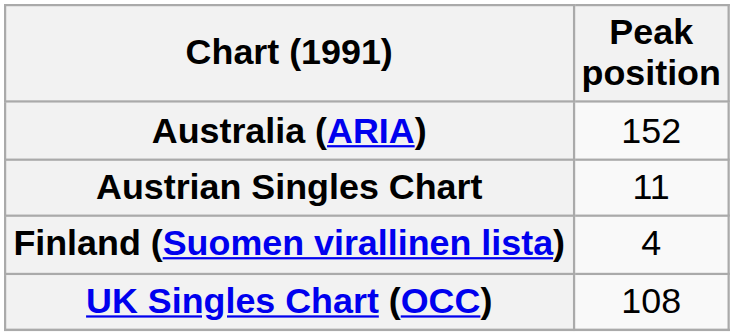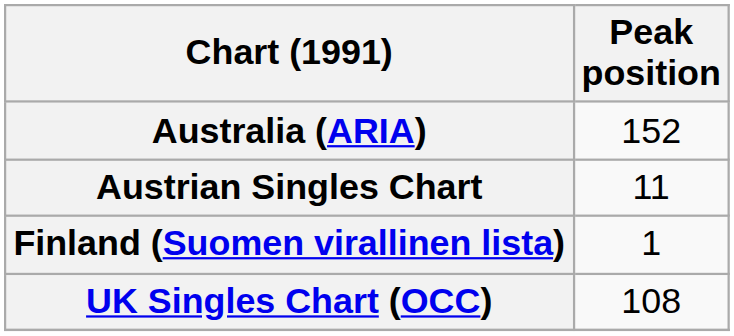(651, 243) 4 -> (651, 243) 1
